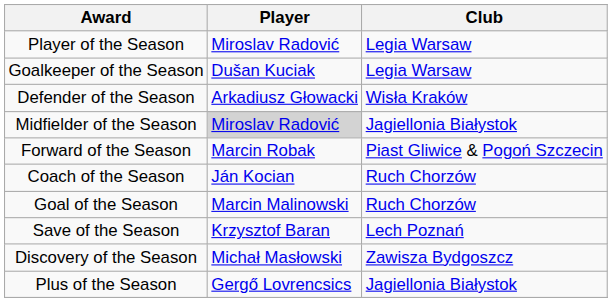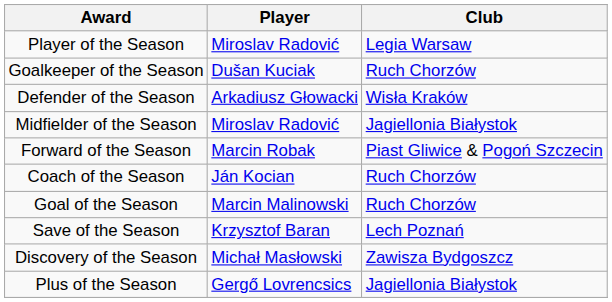(419, 71) Legia Warsaw -> (421, 71) Ruch Chorzów
(275, 124) lightgrey background -> (275, 124) no background
